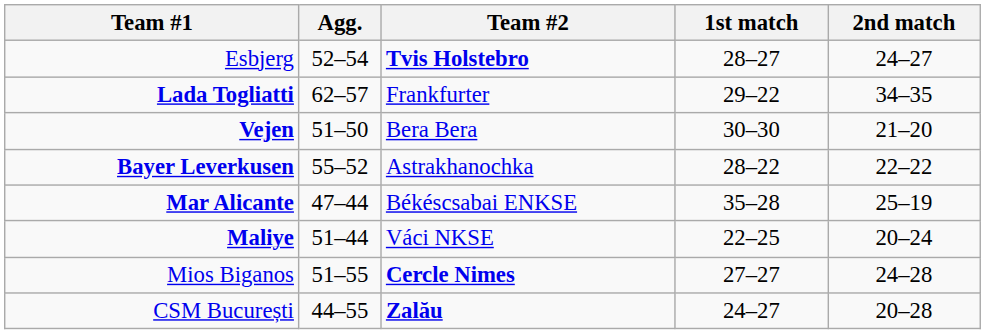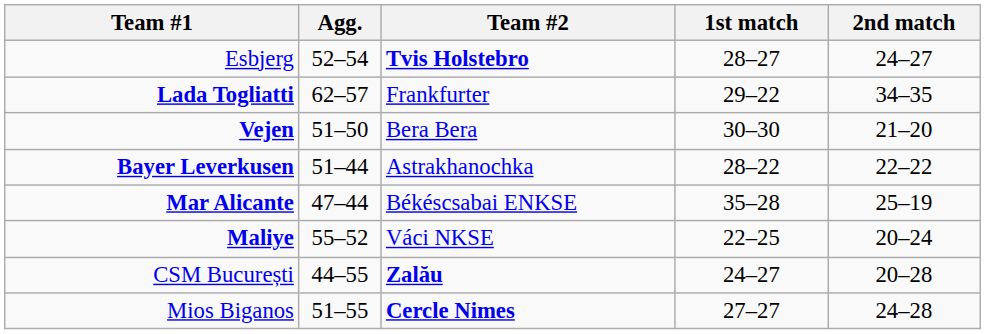(340, 166) 55–52 -> (340, 166) 51–44
(340, 238) 51–44 -> (340, 238) 55–52
rows swapped: (231, 274) <-> (224, 310)
